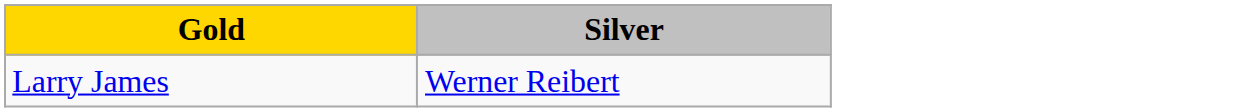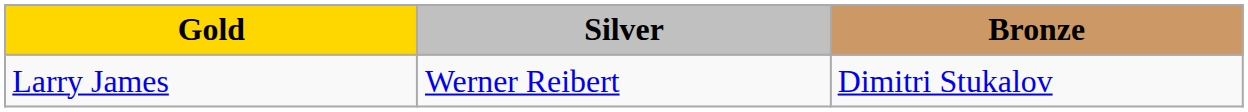+ column: (1037, 29)
